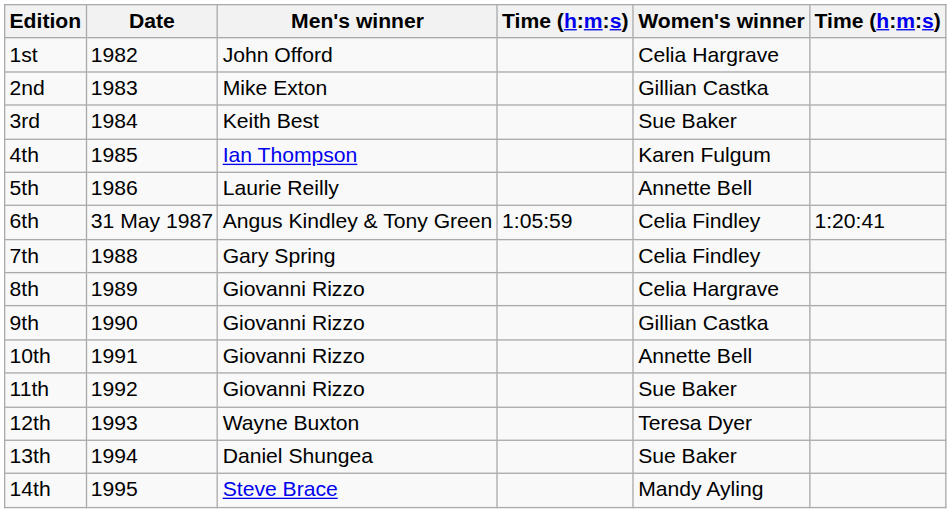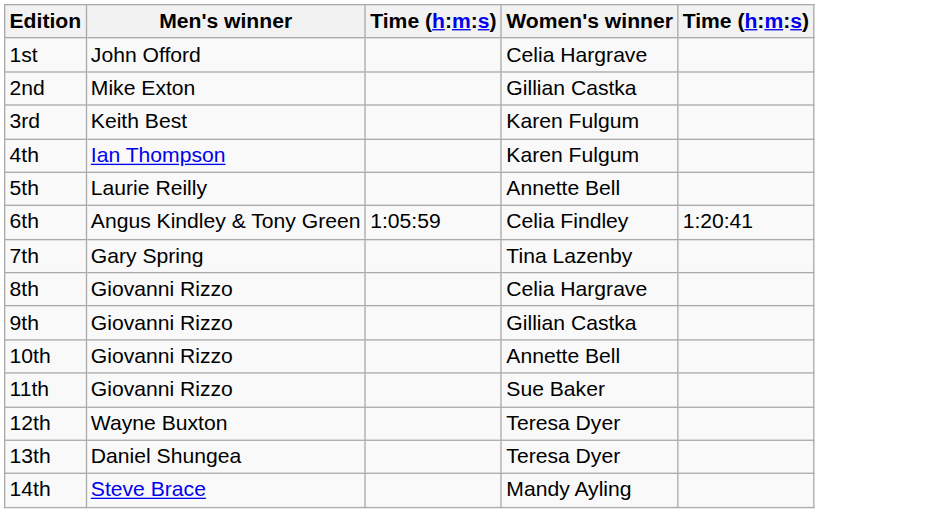- column: (152, 21)
(687, 121) Sue Baker -> (573, 121) Karen Fulgum
(699, 255) Celia Findley -> (569, 255) Tina Lazenby
(687, 456) Sue Baker -> (563, 456) Teresa Dyer
